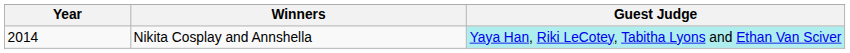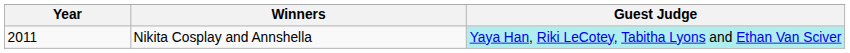(23, 37) 2014 -> (22, 37) 2011
